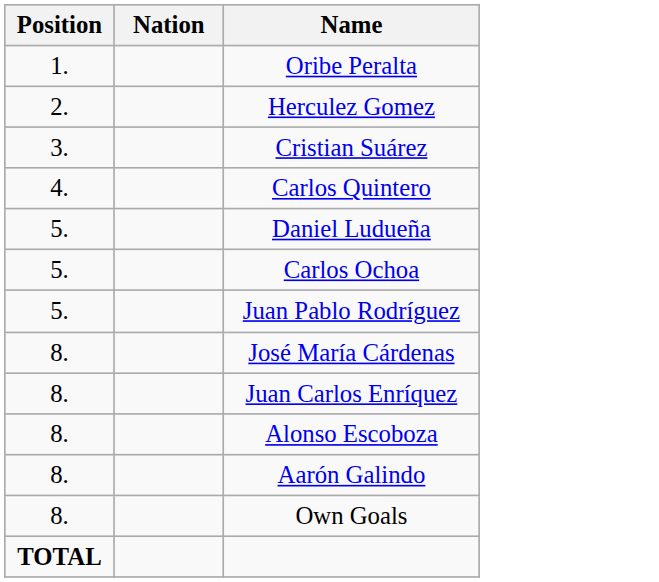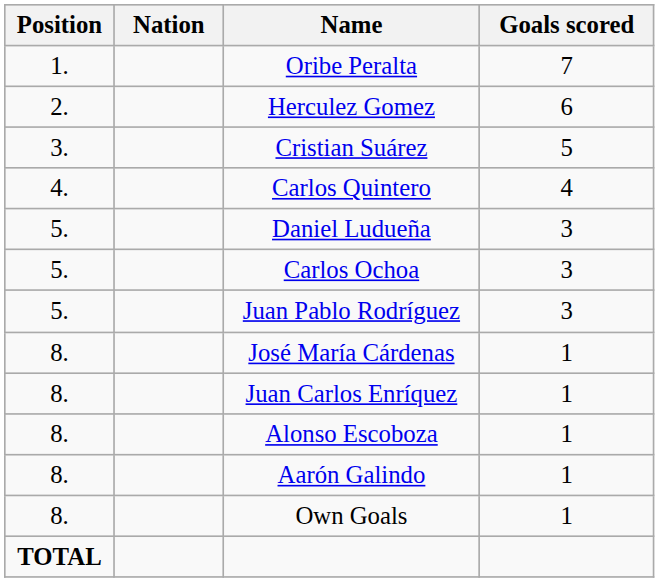+ column: (567, 25)
